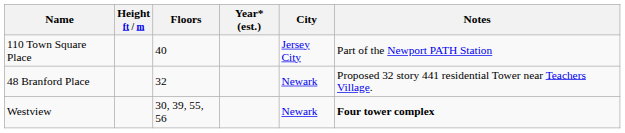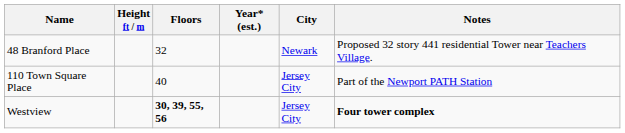rows swapped: (47, 50) <-> (48, 81)
(179, 112) normal -> (179, 112) bold
(299, 112) Newark -> (296, 112) Jersey City
